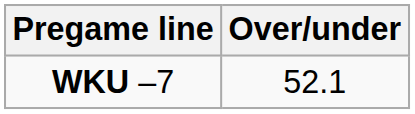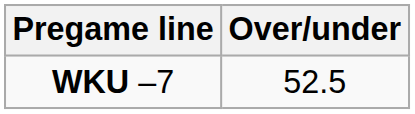(315, 81) 52.1 -> (315, 81) 52.5
